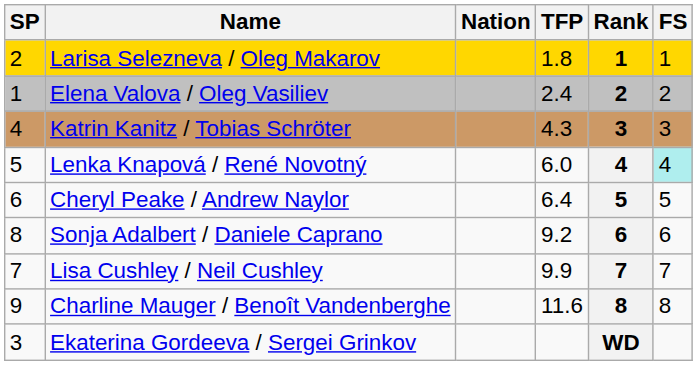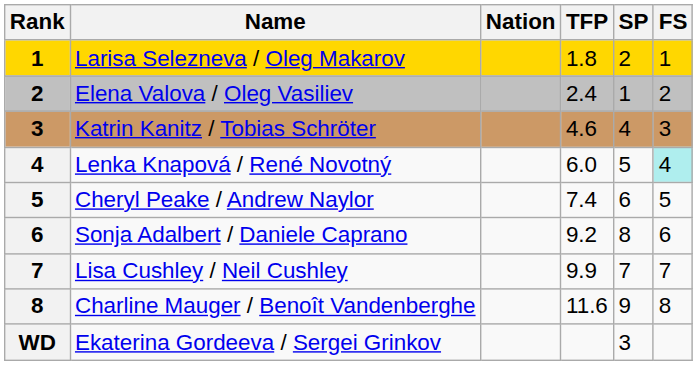columns swapped: (621, 22) <-> (25, 22)
(557, 128) 4.3 -> (581, 128) 4.6
(557, 199) 6.4 -> (581, 199) 7.4
